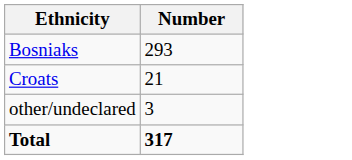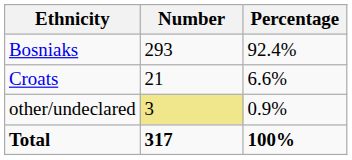+ column: (295, 19)
(149, 109) no background -> (149, 109) khaki background
